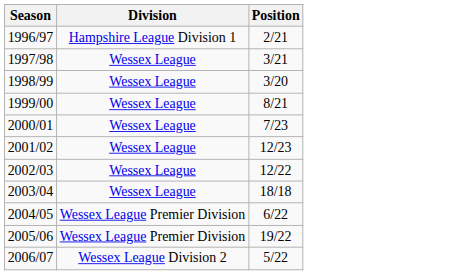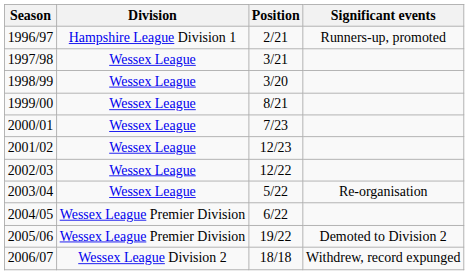+ column: (383, 15)
(276, 192) 18/18 -> (276, 192) 5/22
(276, 258) 5/22 -> (276, 258) 18/18
